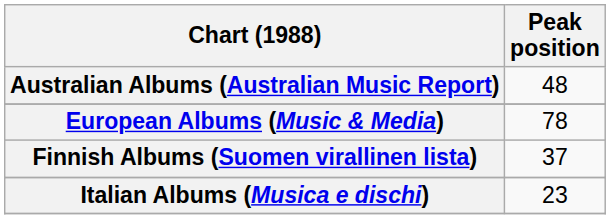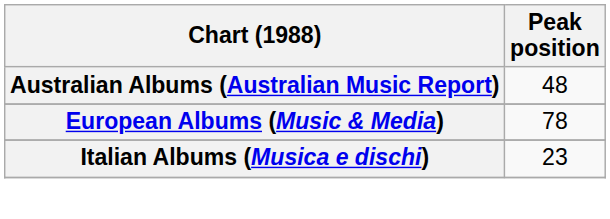- row: (255, 158)
